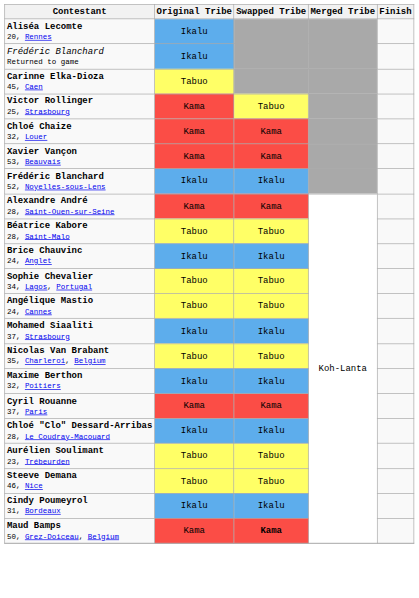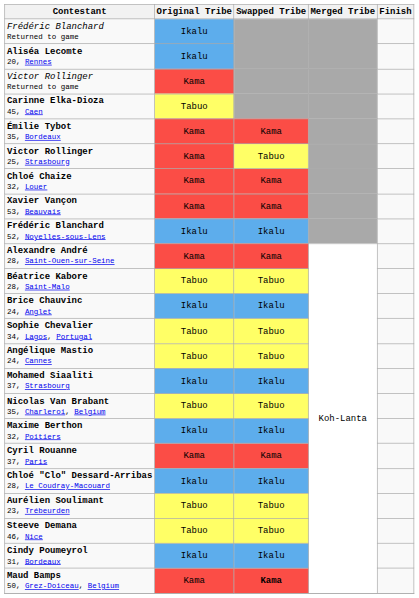rows swapped: (55, 56) <-> (45, 31)
+ row: (50, 81)
+ row: (39, 131)
